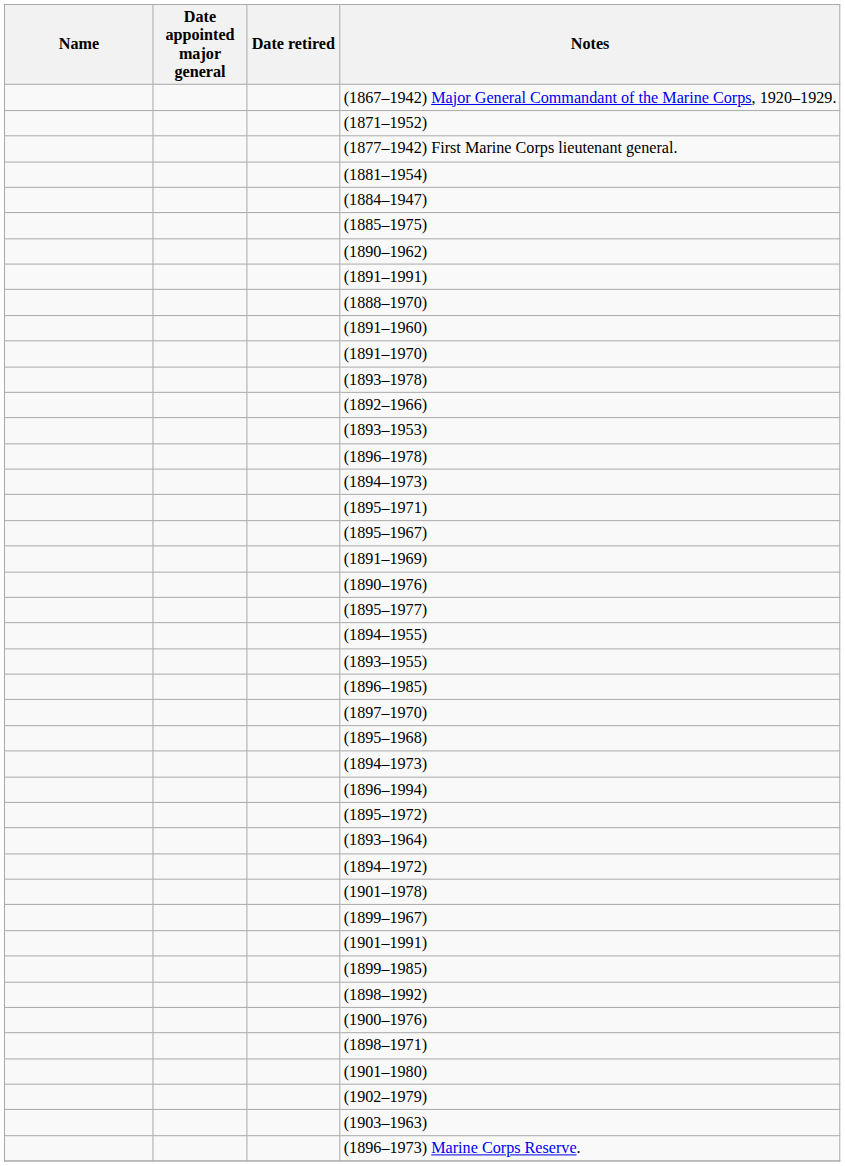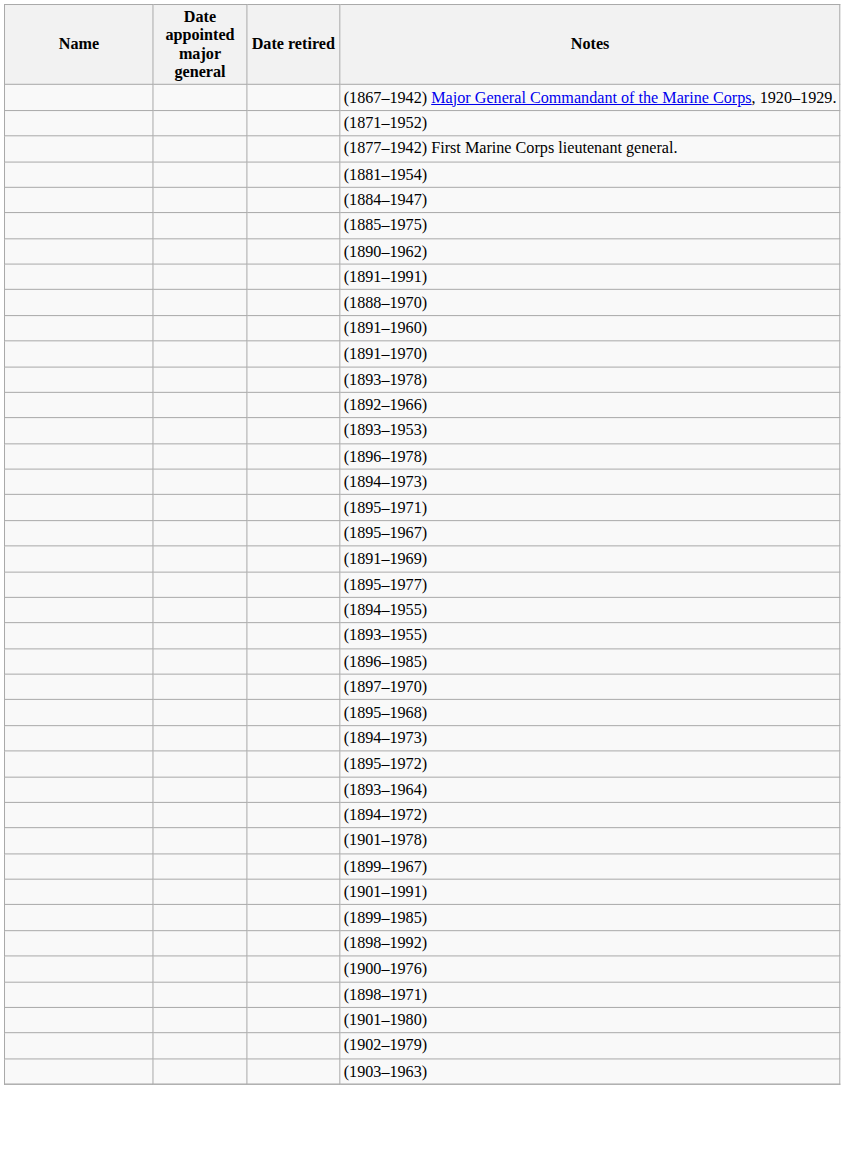- row: (79, 584)
- row: (79, 789)
- row: (79, 1148)
